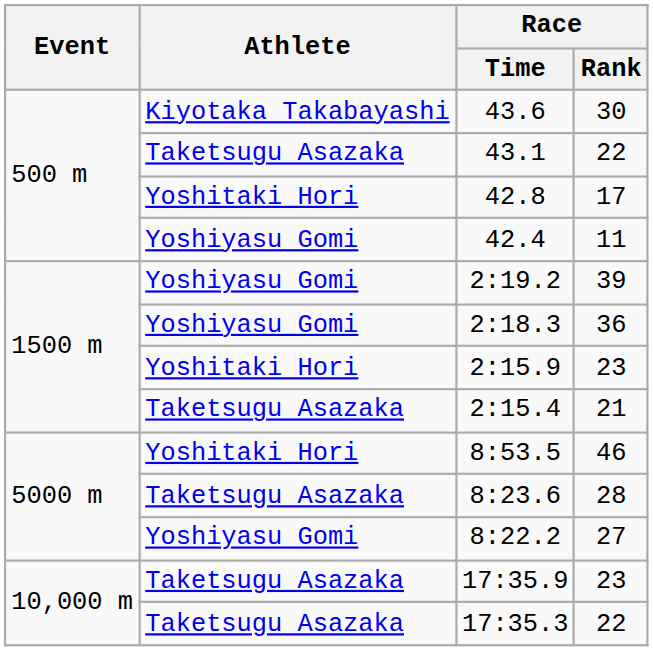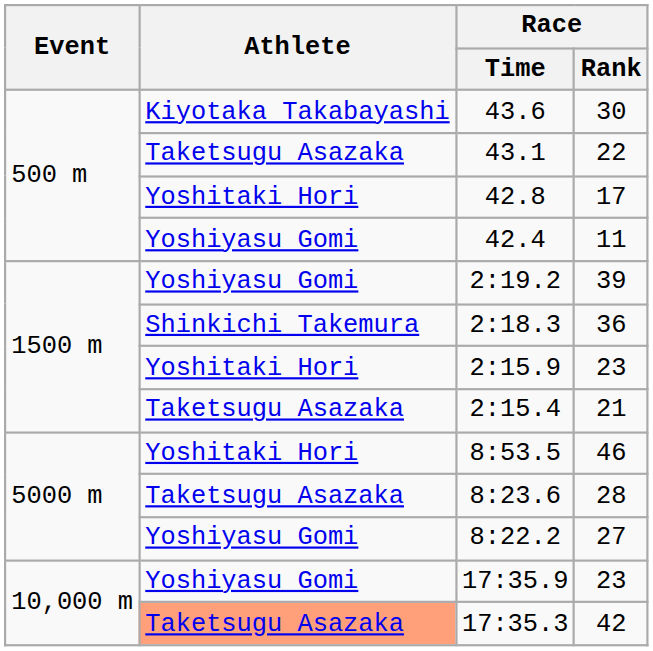(252, 325) Yoshiyasu Gomi -> (282, 325) Shinkichi Takemura
(275, 581) Taketsugu Asazaka -> (252, 581) Yoshiyasu Gomi
(275, 623) no background -> (275, 623) lightsalmon background
(611, 623) 22 -> (611, 623) 42
